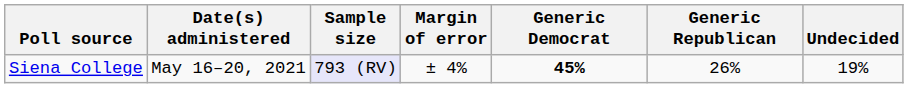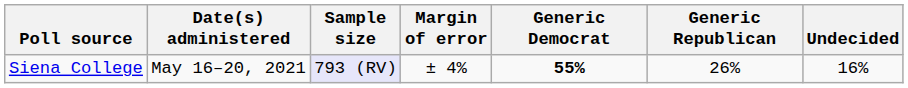(569, 68) 45% -> (569, 68) 55%
(853, 68) 19% -> (853, 68) 16%
